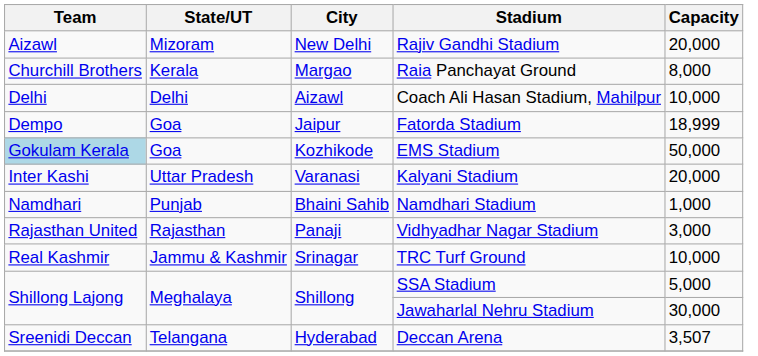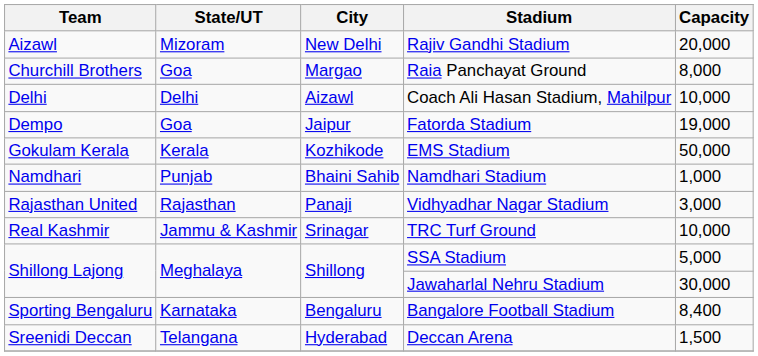(174, 71) Kerala -> (176, 71) Goa
(694, 124) 18,999 -> (705, 124) 19,000
(69, 151) lightblue background -> (69, 151) no background
(166, 151) Goa -> (184, 151) Kerala
- row: (457, 177)
+ row: (511, 310)
(690, 337) 3,507 -> (700, 337) 1,500
